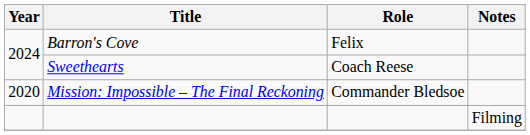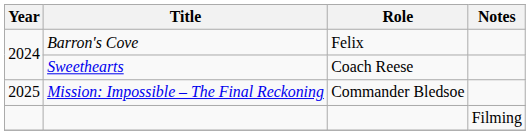(24, 92) 2020 -> (24, 92) 2025
